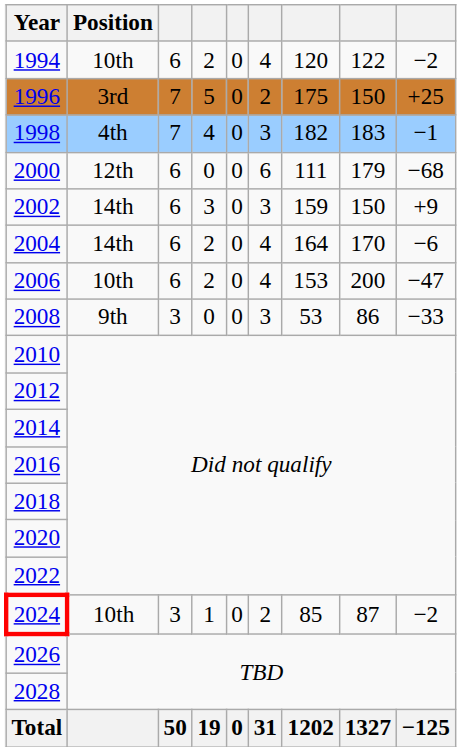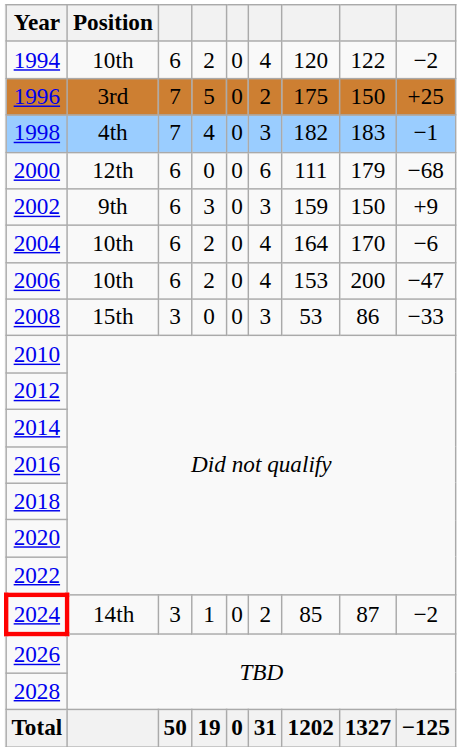(113, 206) 14th -> (113, 206) 9th
(113, 243) 14th -> (113, 243) 10th
(113, 317) 9th -> (113, 317) 15th
(114, 614) 10th -> (114, 614) 14th
